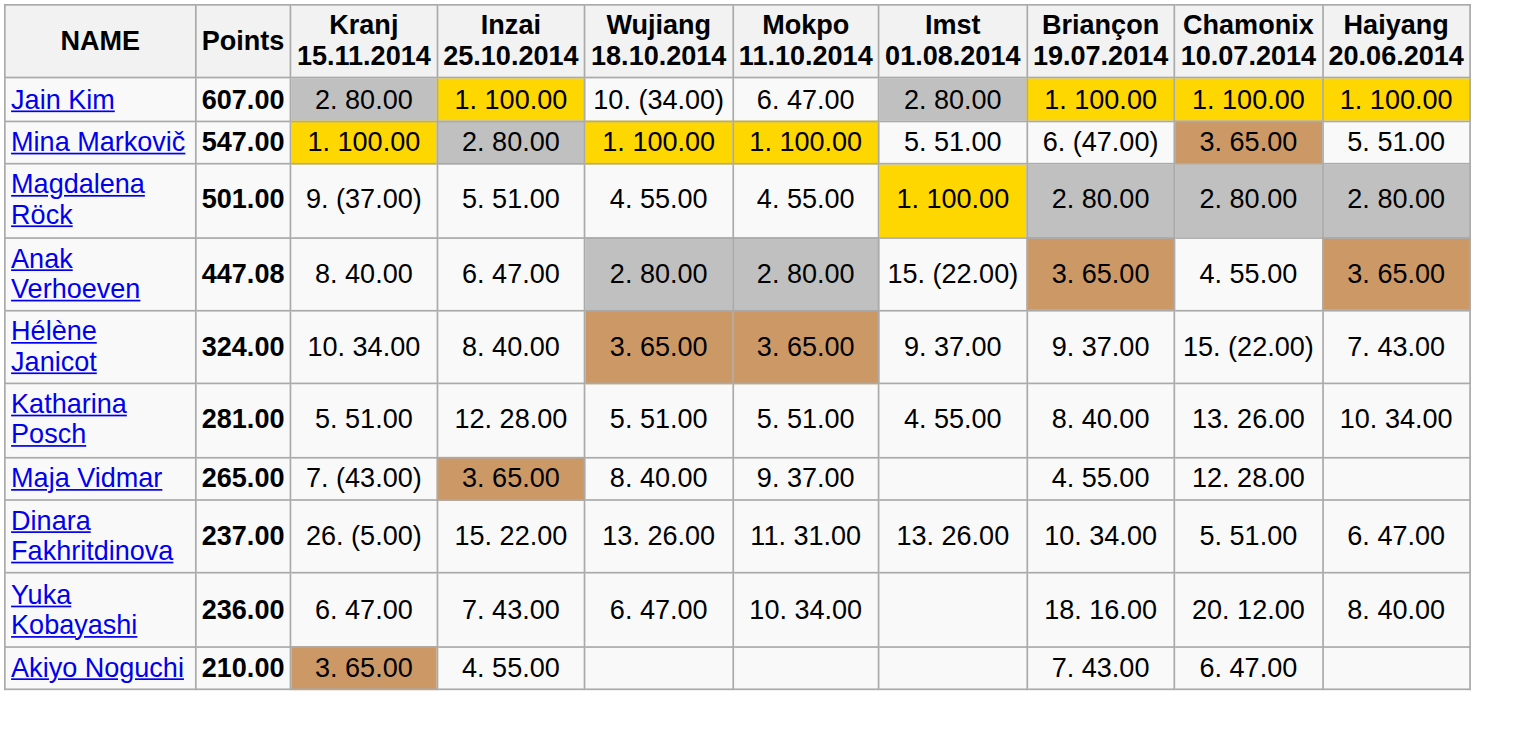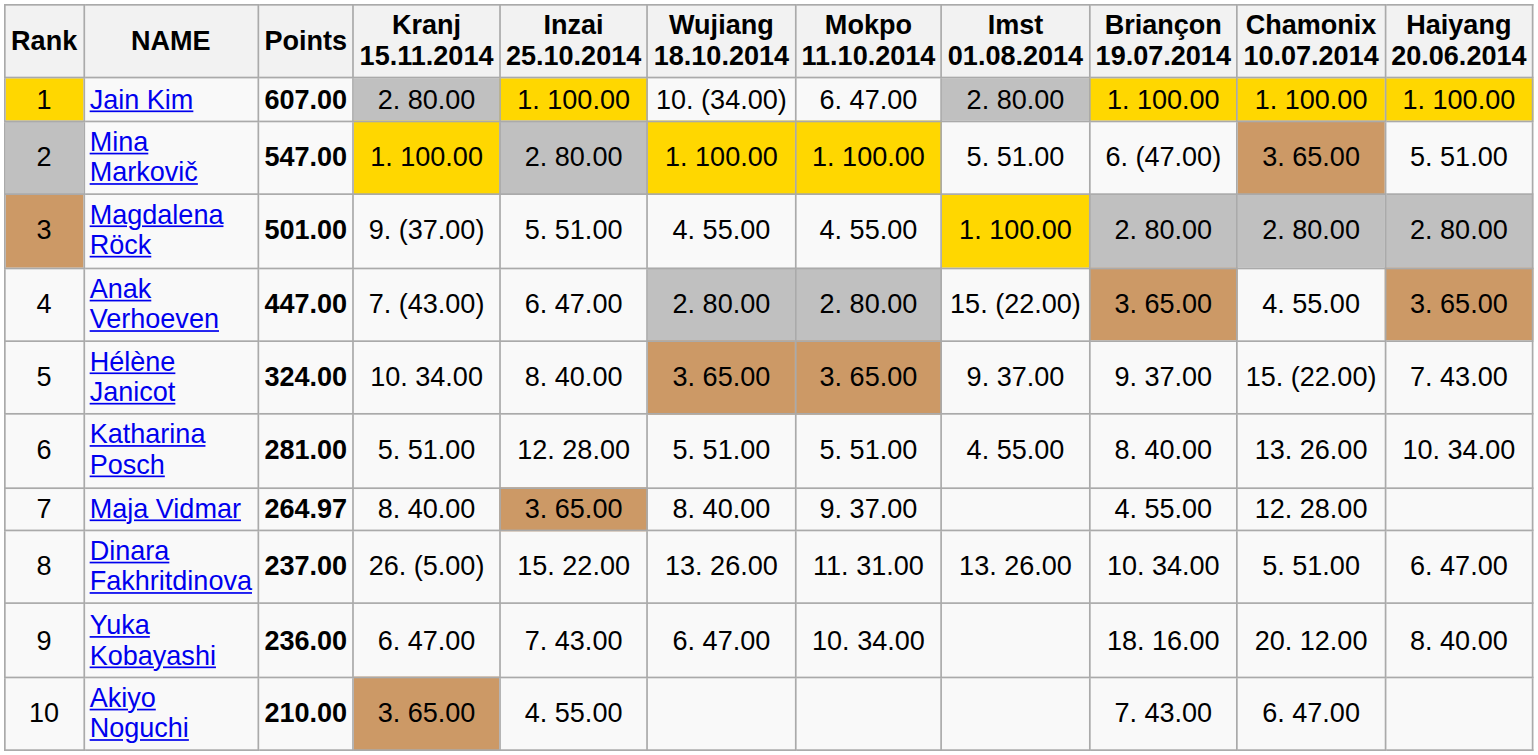+ column: (44, 41)
(243, 273) 447.08 -> (306, 303) 447.00
(364, 273) 8. 40.00 -> (427, 303) 7. (43.00)
(243, 478) 265.00 -> (306, 508) 264.97
(364, 478) 7. (43.00) -> (427, 508) 8. 40.00
